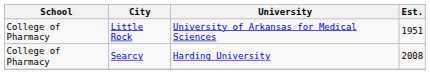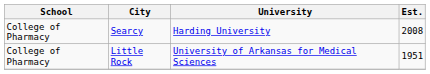rows swapped: (127, 56) <-> (127, 31)
